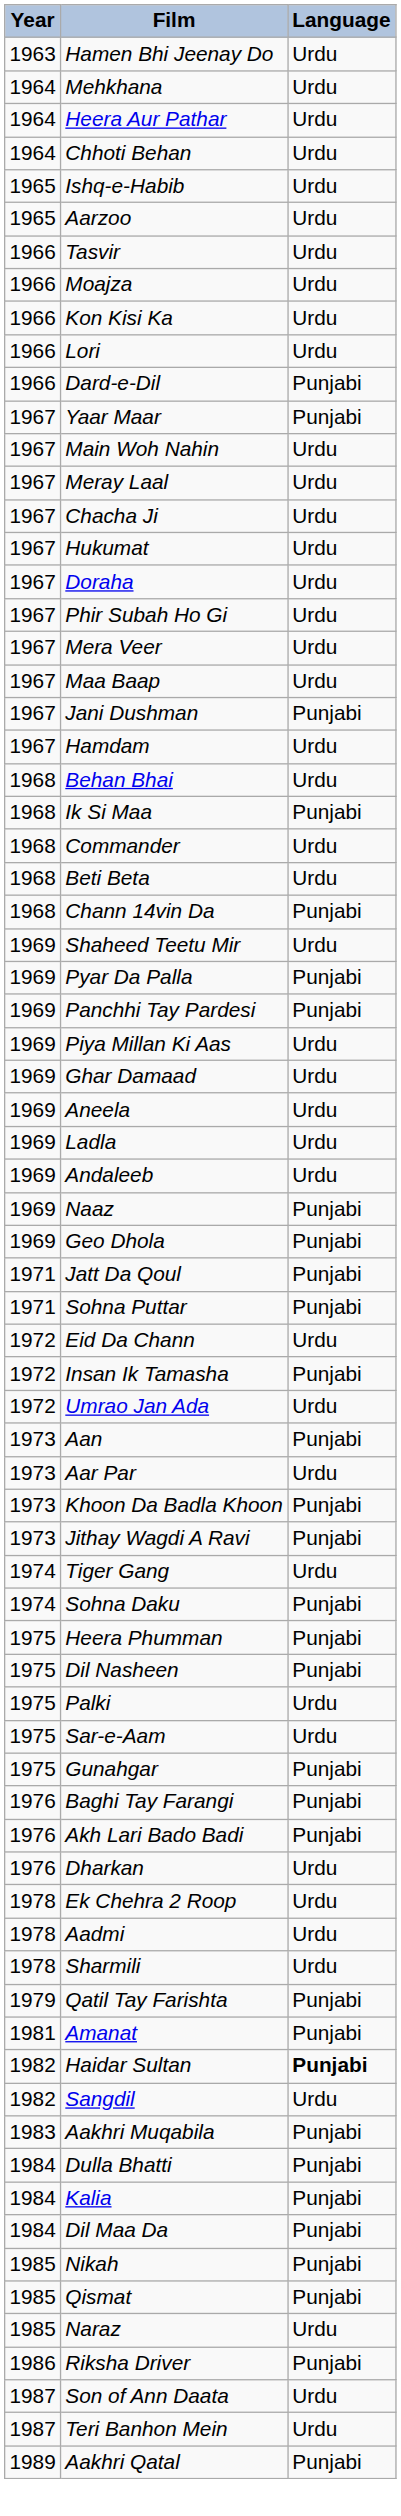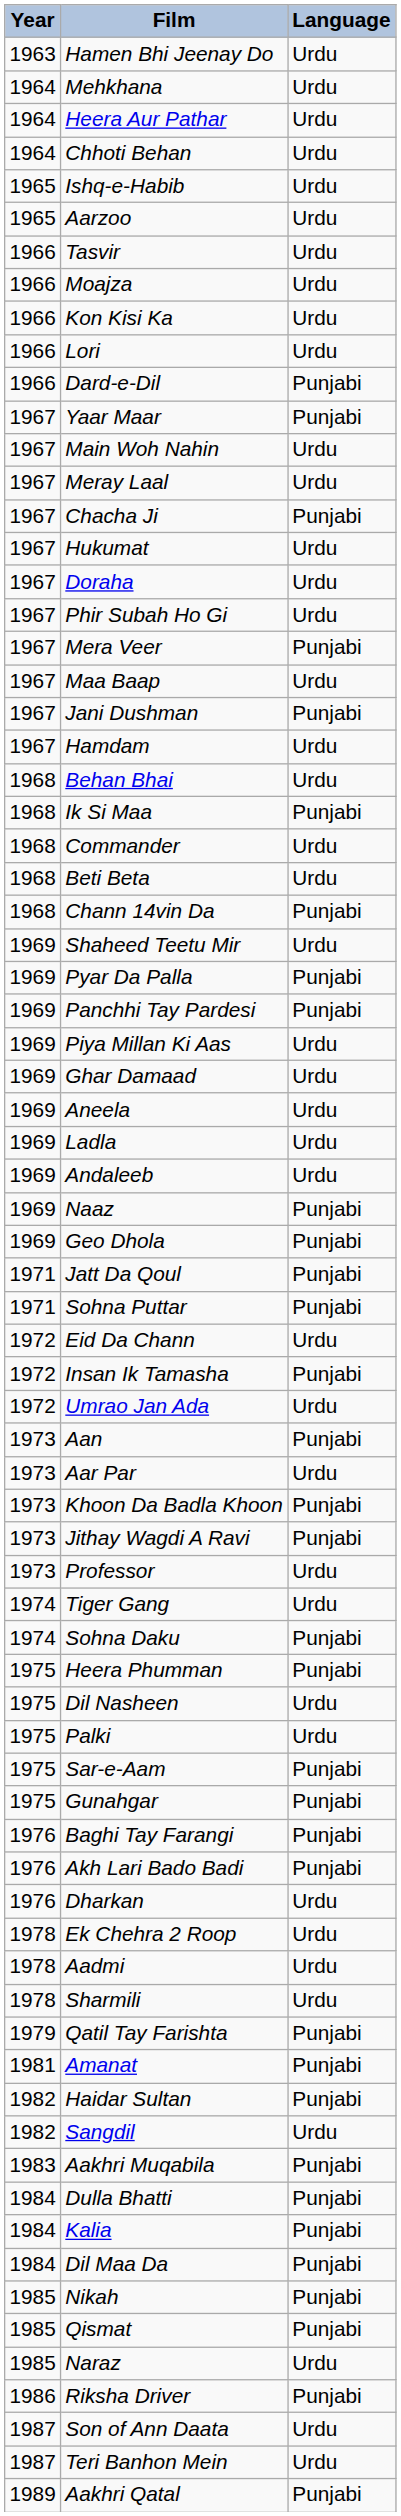(315, 515) Urdu -> (327, 515) Punjabi
(315, 647) Urdu -> (327, 647) Punjabi
+ row: (110, 1571)
(327, 1670) Punjabi -> (315, 1703) Urdu
(315, 1736) Urdu -> (327, 1769) Punjabi
(330, 2066) bold -> (327, 2099) normal
